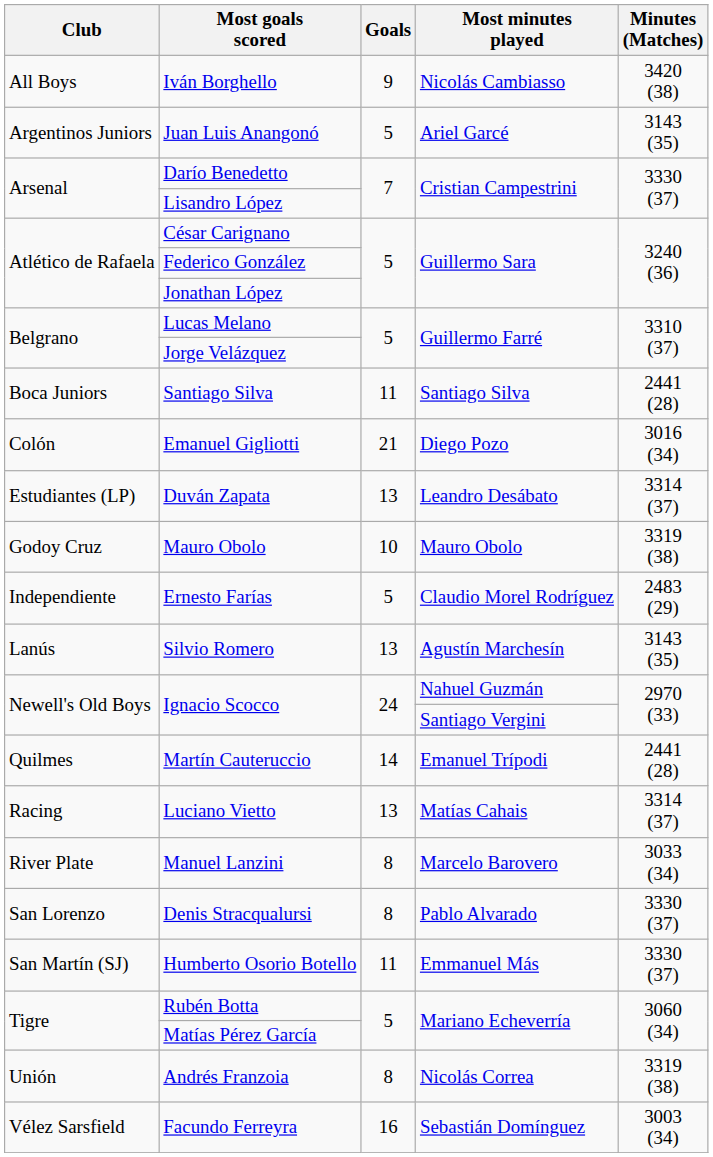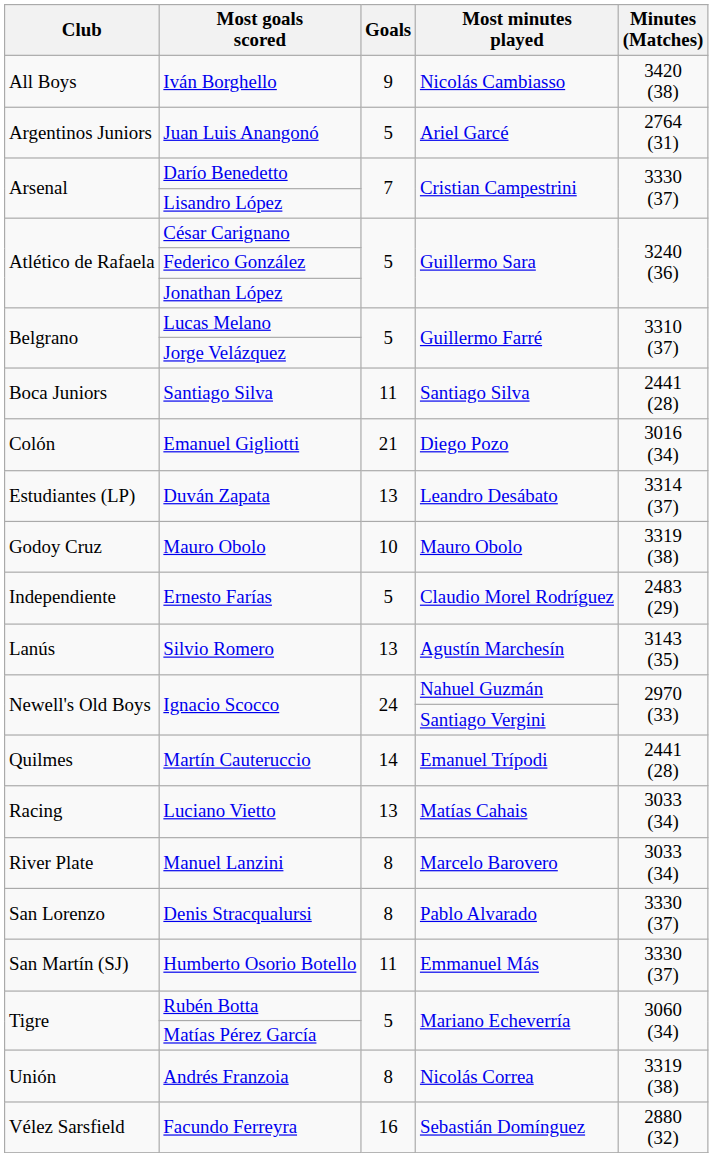(663, 132) 3143 (35) -> (663, 132) 2764 (31)
(663, 811) 3314 (37) -> (663, 811) 3033 (34)
(663, 1127) 3003 (34) -> (663, 1127) 2880 (32)
